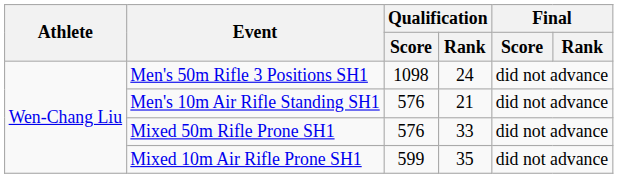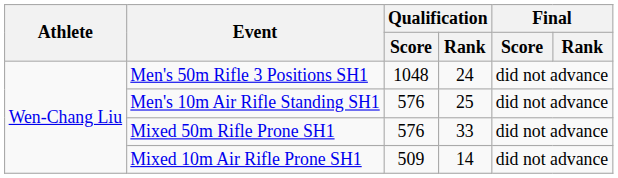(411, 74) 1098 -> (411, 74) 1048
(465, 103) 21 -> (465, 103) 25
(411, 159) 599 -> (411, 159) 509
(465, 159) 35 -> (465, 159) 14
